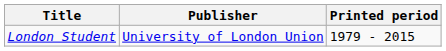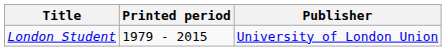columns swapped: (384, 15) <-> (223, 15)
